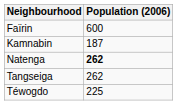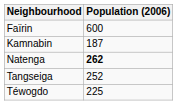(95, 76) 262 -> (95, 76) 252
